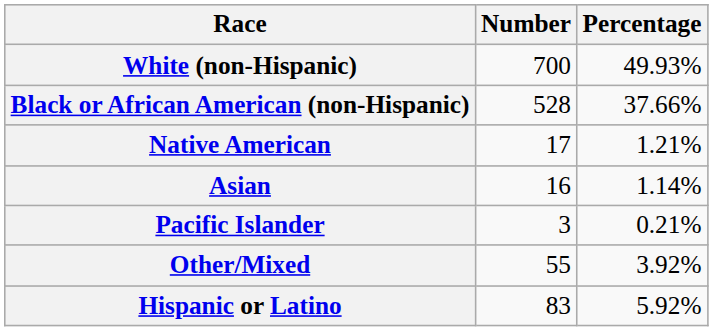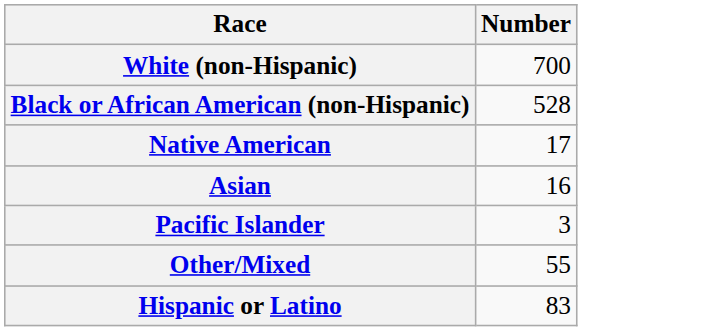- column: (642, 24)
